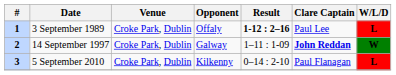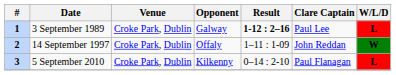(209, 29) Offaly -> (212, 29) Galway
(212, 45) Galway -> (209, 45) Offaly
(323, 45) bold -> (320, 45) normal
